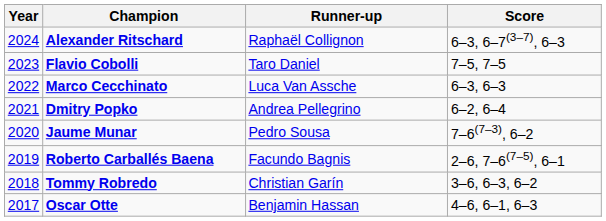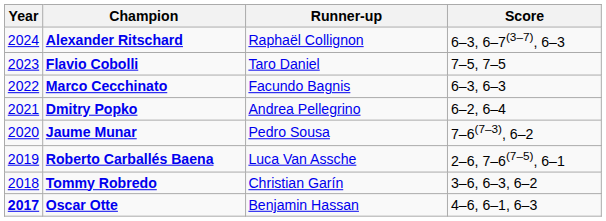(302, 87) Luca Van Assche -> (299, 87) Facundo Bagnis
(299, 159) Facundo Bagnis -> (302, 159) Luca Van Assche
(23, 206) normal -> (23, 206) bold
